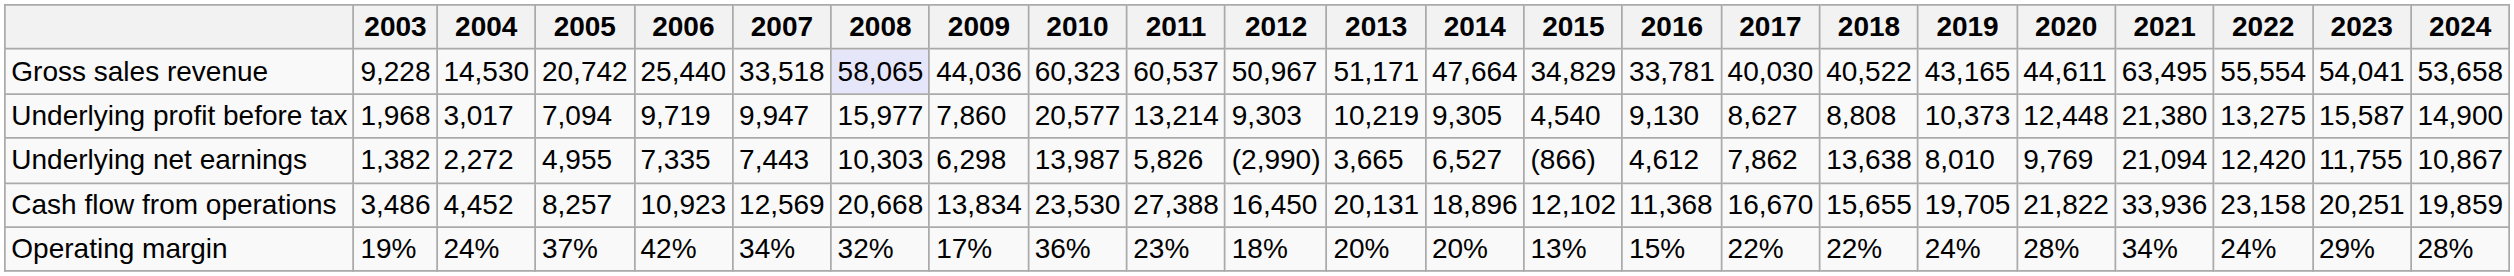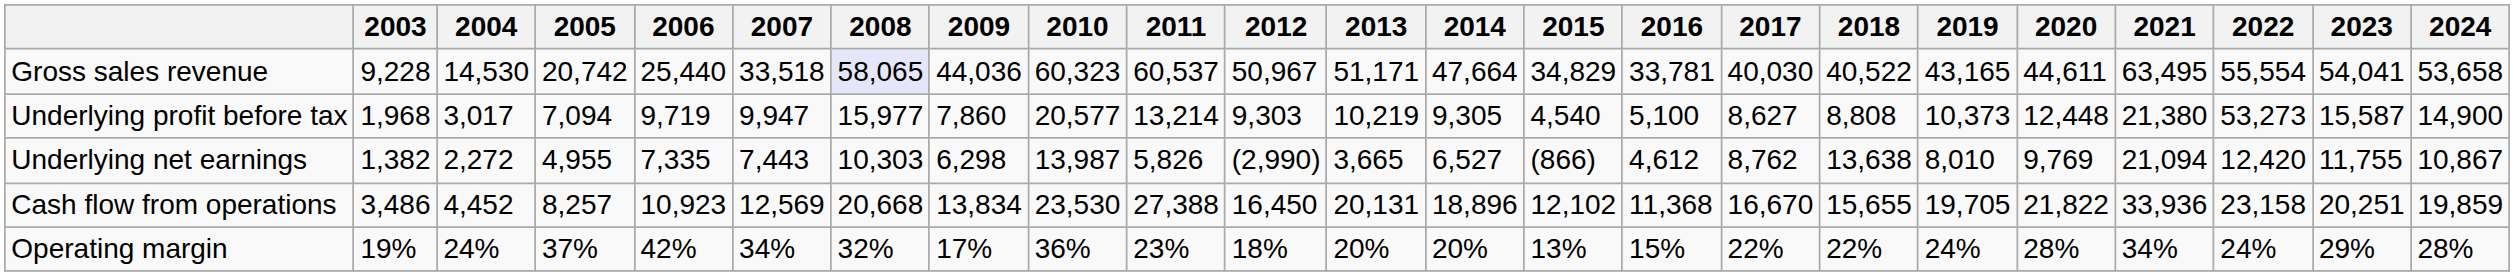(1664, 115) 9,130 -> (1664, 115) 5,100
(2263, 115) 13,275 -> (2263, 115) 53,273
(1763, 159) 7,862 -> (1763, 159) 8,762
